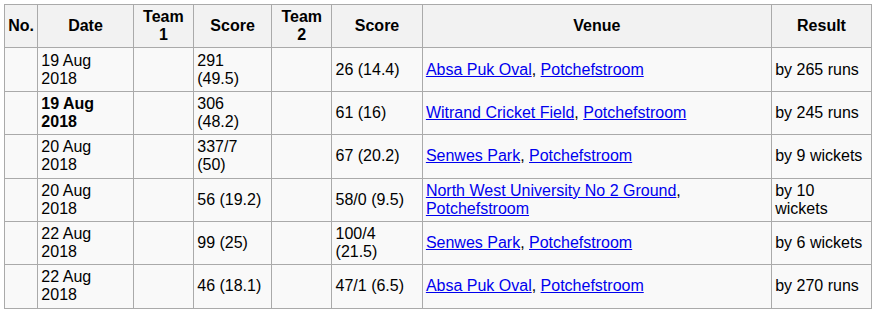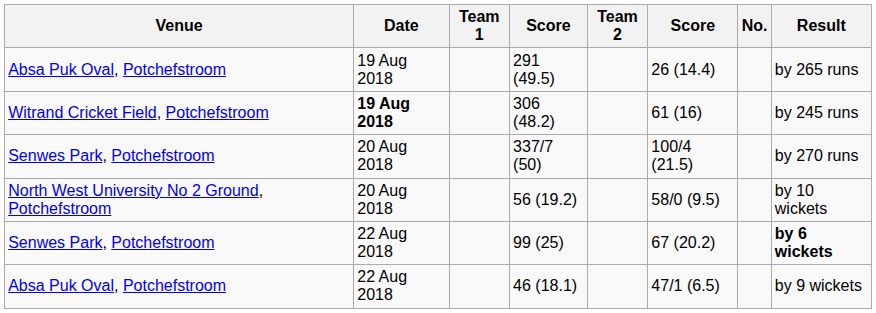columns swapped: (21, 26) <-> (597, 26)
(368, 156) 67 (20.2) -> (672, 156) 100/4 (21.5)
(819, 156) by 9 wickets -> (817, 156) by 270 runs
(356, 243) 100/4 (21.5) -> (683, 243) 67 (20.2)
(819, 243) normal -> (804, 243) bold
(817, 286) by 270 runs -> (818, 286) by 9 wickets
